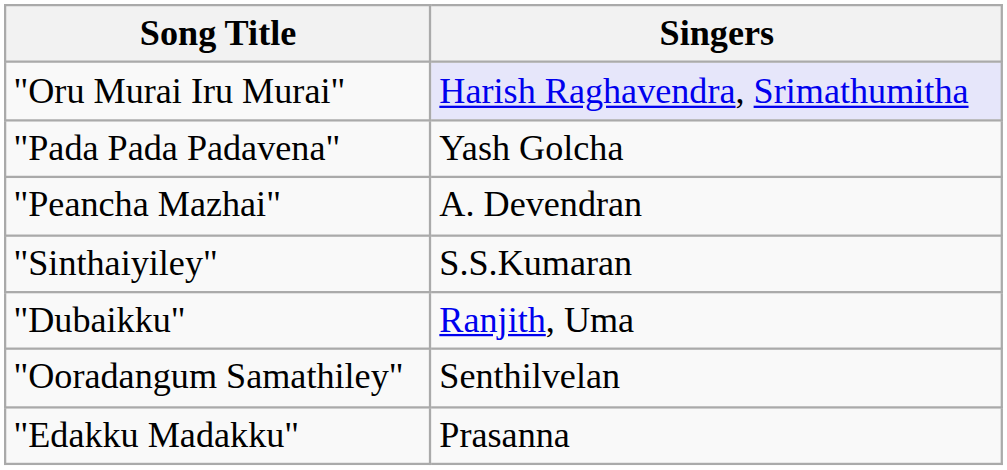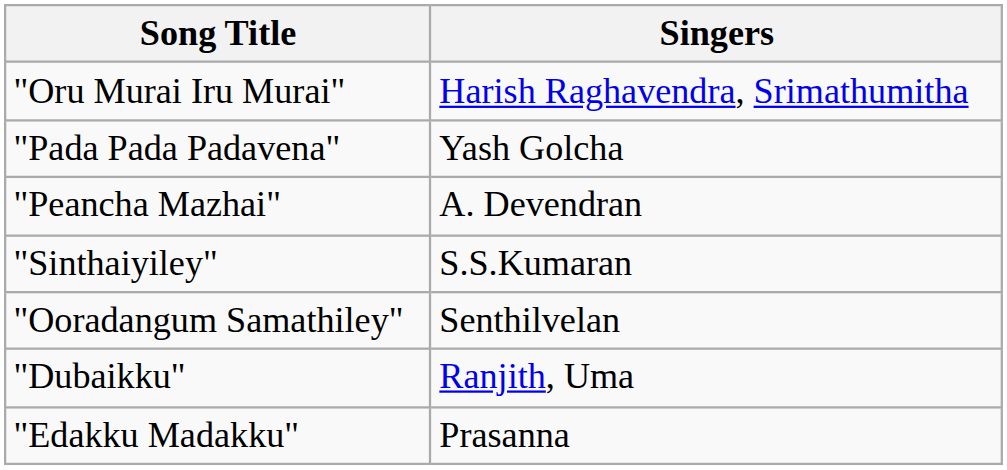(704, 90) lavender background -> (704, 90) no background
rows swapped: (100, 319) <-> (208, 377)
